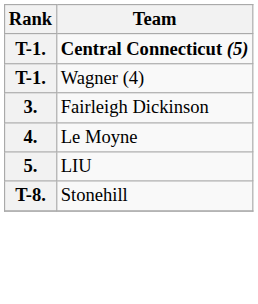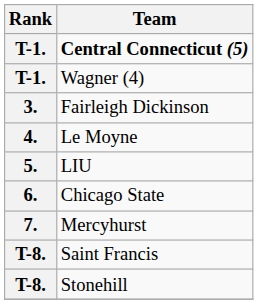+ row: (113, 195)
+ row: (104, 225)
+ row: (109, 254)
